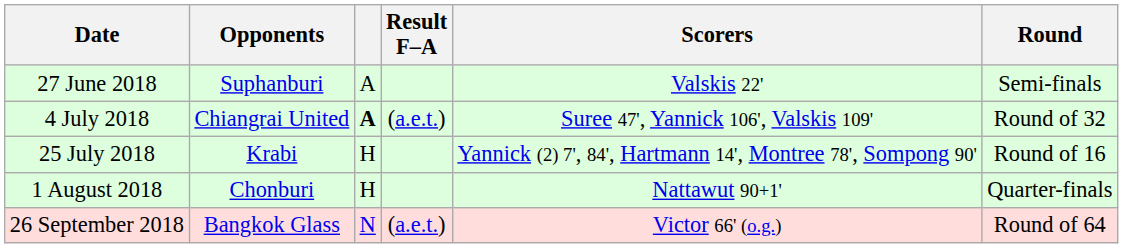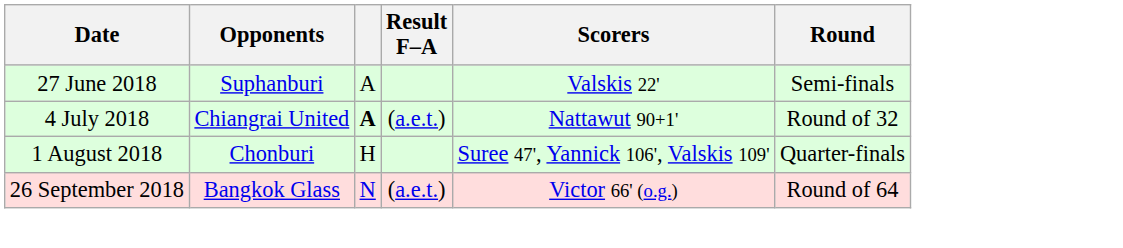(717, 118) Suree 47', Yannick 106', Valskis 109' -> (613, 118) Nattawut 90+1'
- row: (97, 154)
(717, 189) Nattawut 90+1' -> (613, 154) Suree 47', Yannick 106', Valskis 109'
